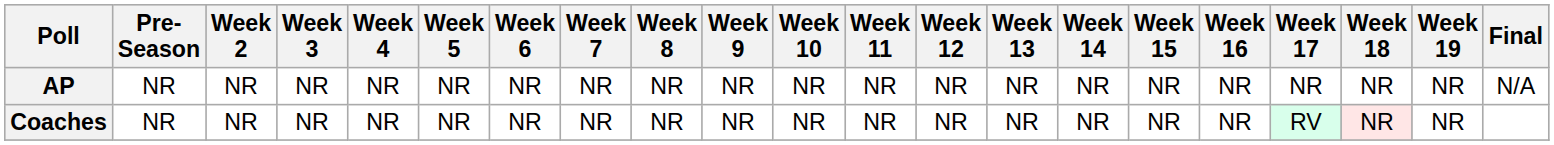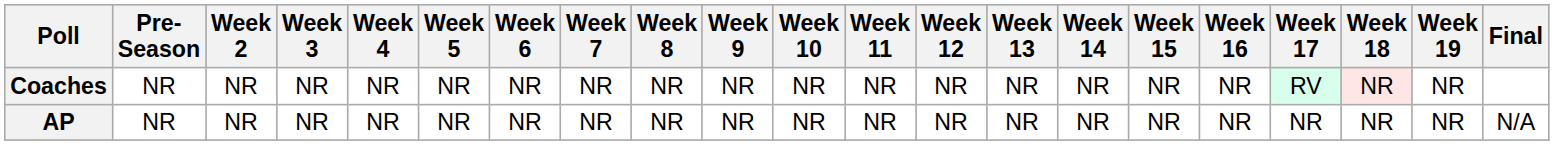rows swapped: (59, 86) <-> (59, 123)
